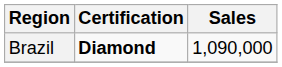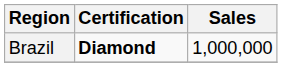(232, 47) 1,090,000 -> (232, 47) 1,000,000
